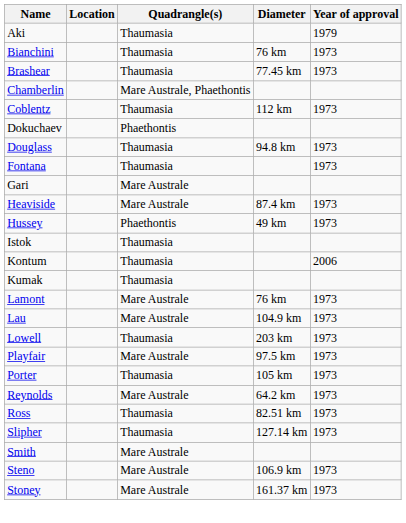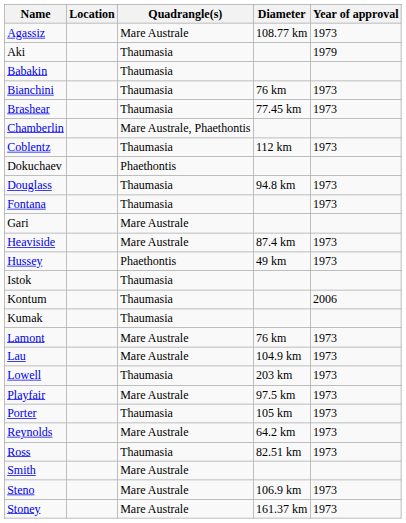+ row: (26, 33)
+ row: (27, 71)
- row: (24, 432)
